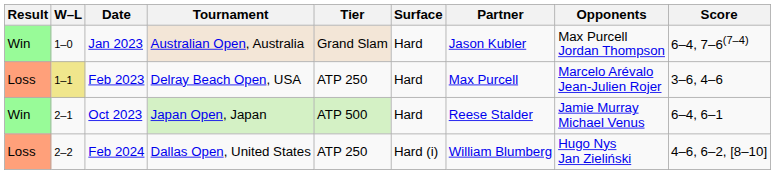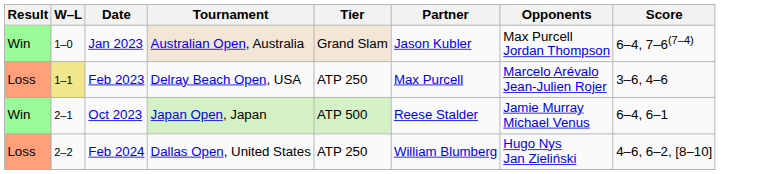- column: (418, 15)
